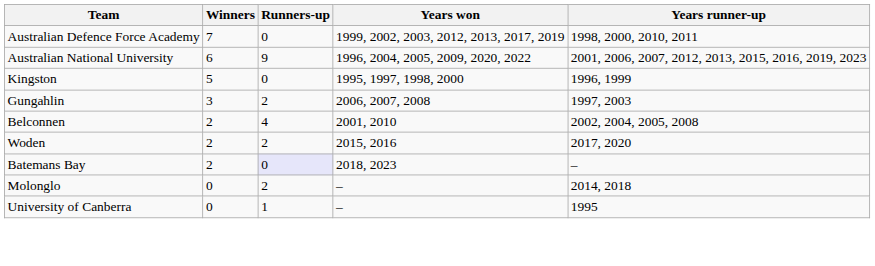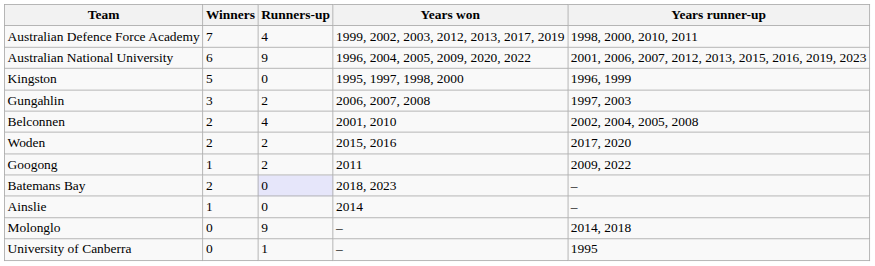(265, 36) 0 -> (265, 36) 4
+ row: (33, 164)
+ row: (27, 206)
(265, 185) 2 -> (265, 228) 9
